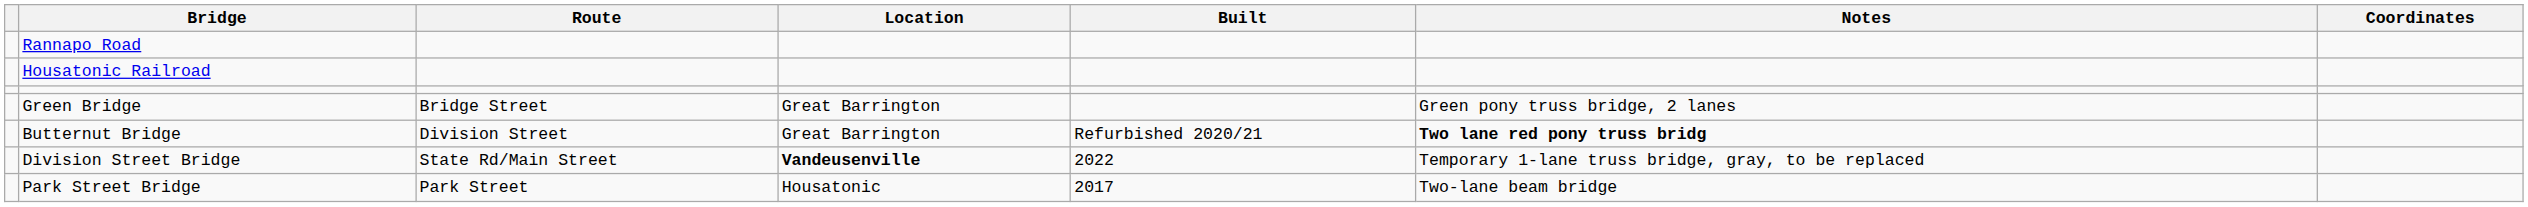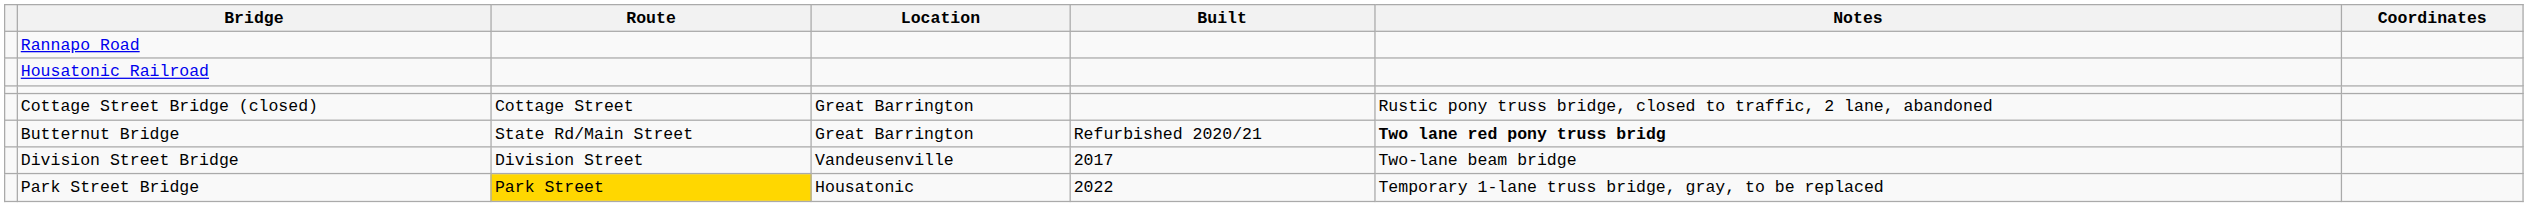- row: (82, 107)
+ row: (169, 107)
(494, 134) Division Street -> (594, 134) State Rd/Main Street
(519, 160) State Rd/Main Street -> (569, 160) Division Street
(851, 160) bold -> (884, 160) normal
(1094, 160) 2022 -> (1093, 160) 2017
(1672, 160) Temporary 1-lane truss bridge, gray, to be replaced -> (1478, 160) Two-lane beam bridge
(474, 187) no background -> (549, 187) gold background
(1094, 187) 2017 -> (1093, 187) 2022
(1518, 187) Two-lane beam bridge -> (1631, 187) Temporary 1-lane truss bridge, gray, to be replaced
